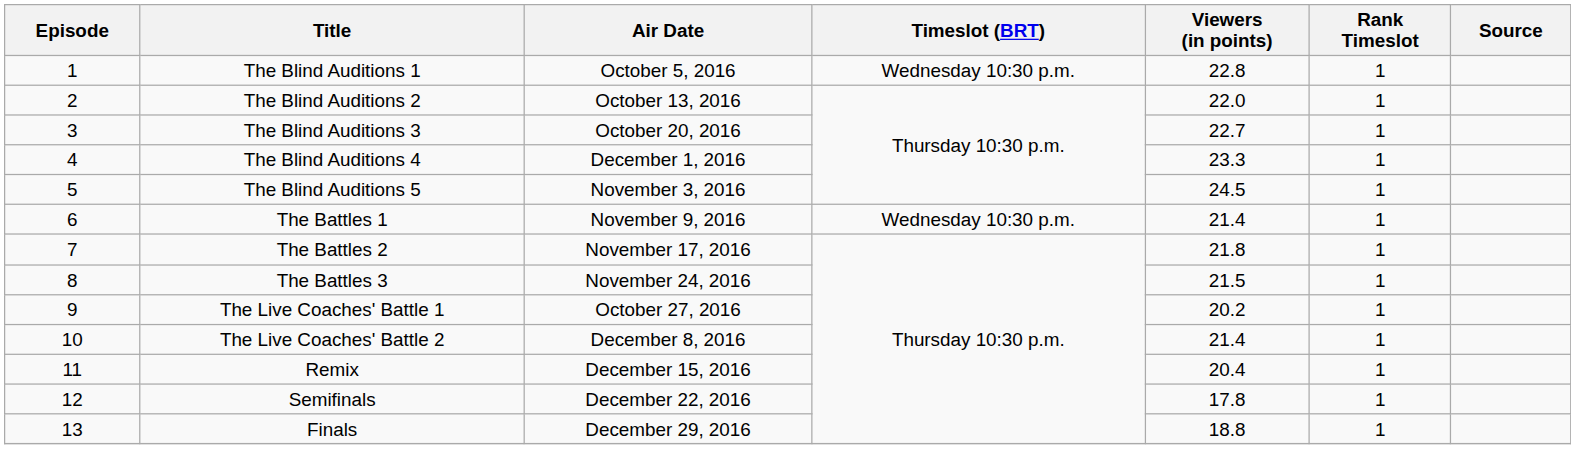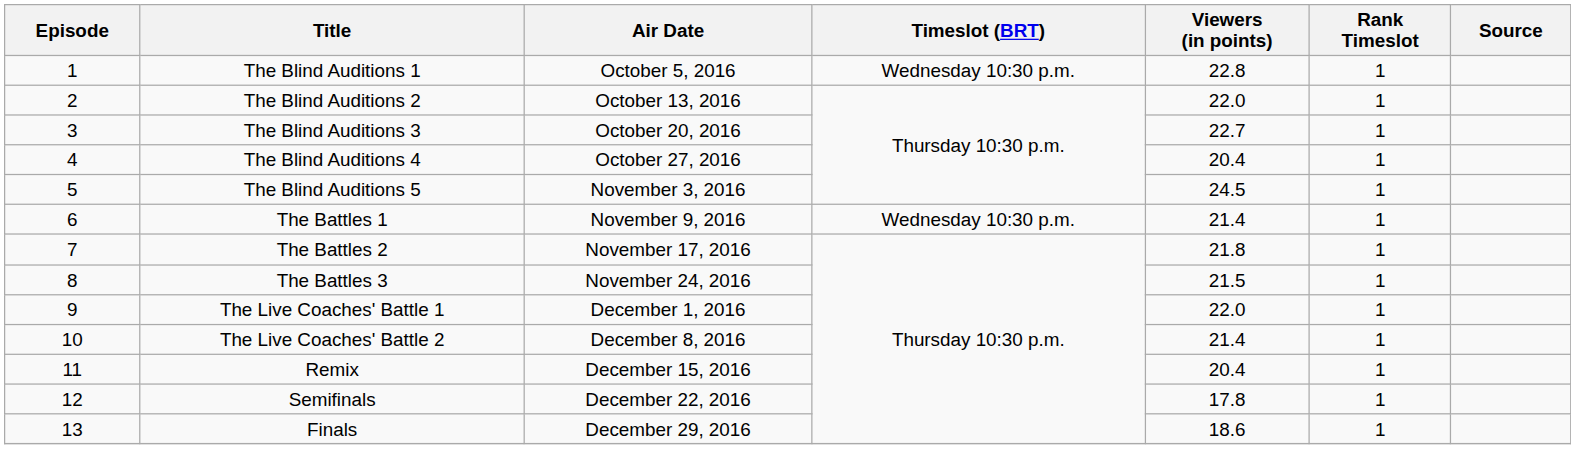(668, 160) December 1, 2016 -> (668, 160) October 27, 2016
(1227, 160) 23.3 -> (1227, 160) 20.4
(668, 309) October 27, 2016 -> (668, 309) December 1, 2016
(1227, 309) 20.2 -> (1227, 309) 22.0
(1227, 429) 18.8 -> (1227, 429) 18.6
